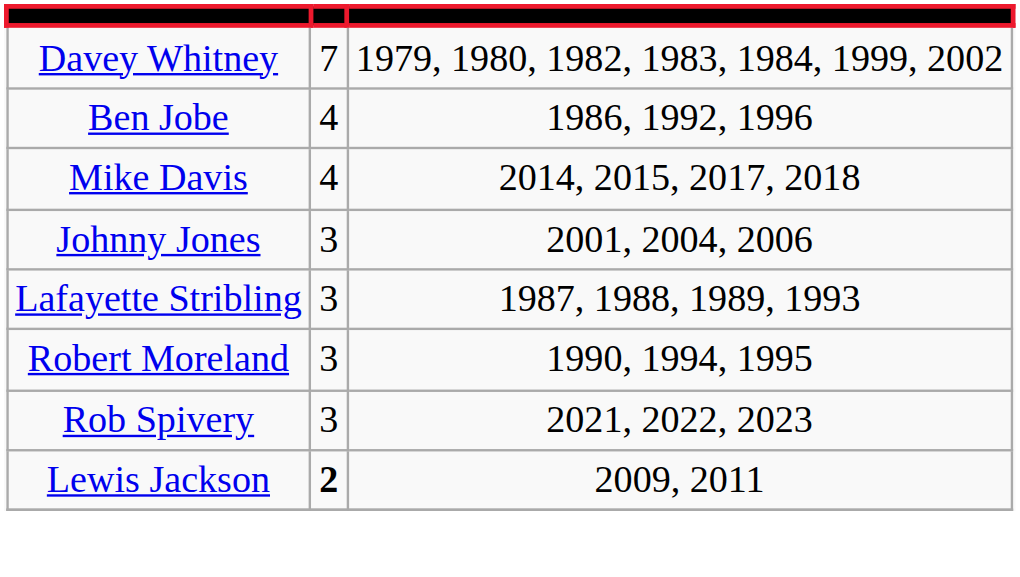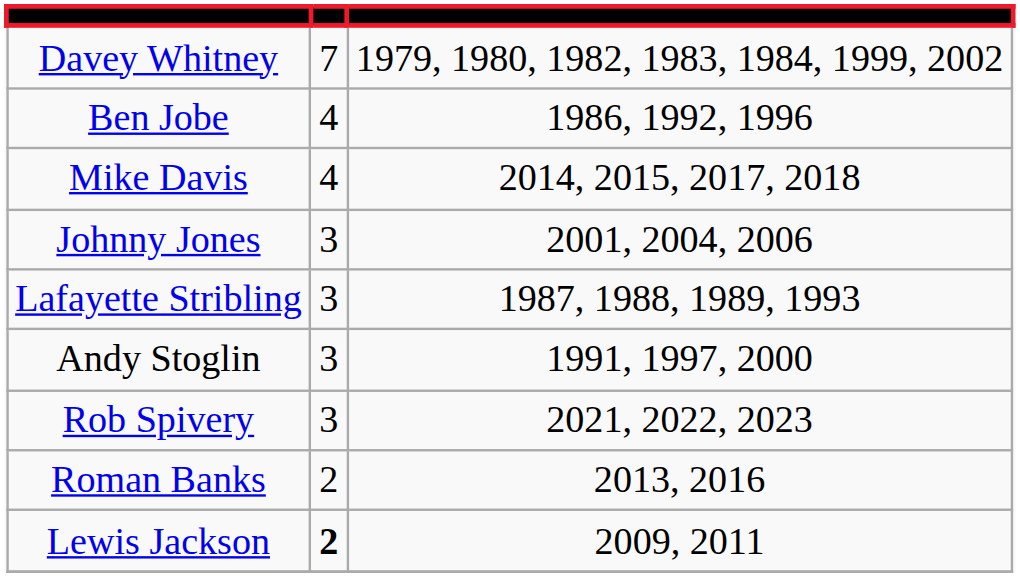- row: (158, 358)
+ row: (158, 358)
+ row: (158, 479)
